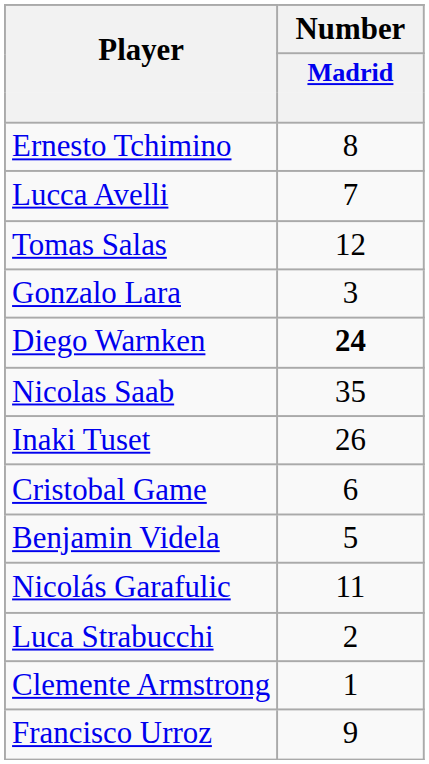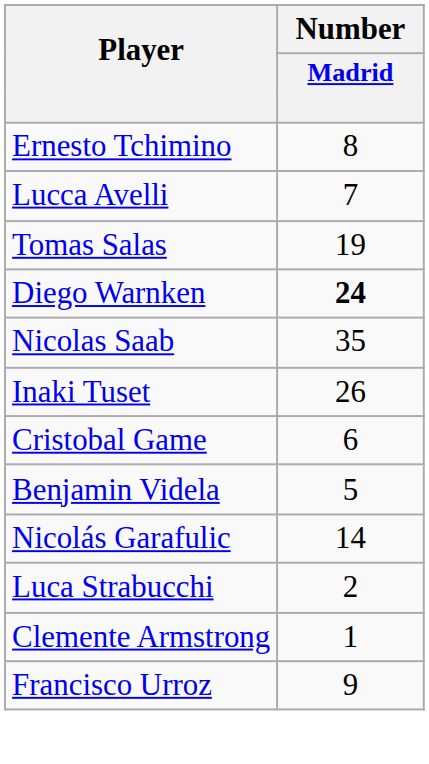(350, 244) 12 -> (350, 244) 19
- row: (97, 293)
(350, 586) 11 -> (350, 538) 14
